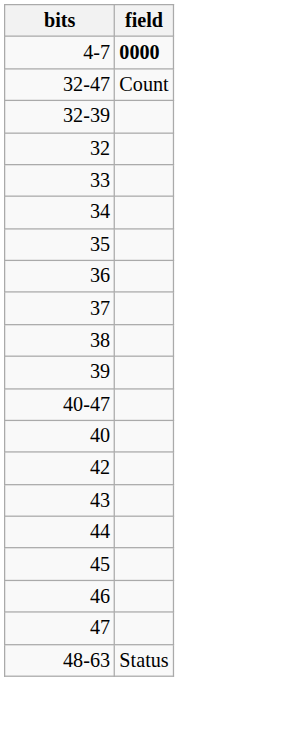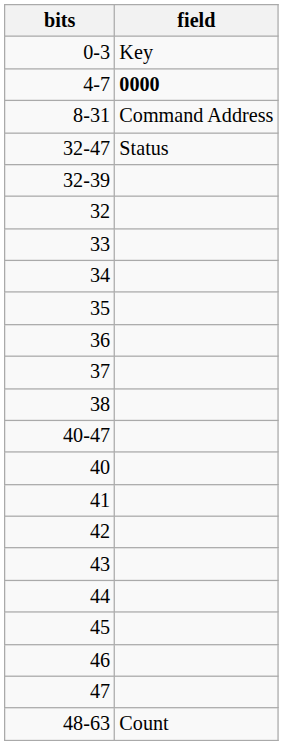+ row: (97, 52)
+ row: (92, 116)
(144, 84) Count -> (144, 148) Status
- row: (100, 372)
+ row: (100, 500)
(144, 659) Status -> (144, 723) Count
